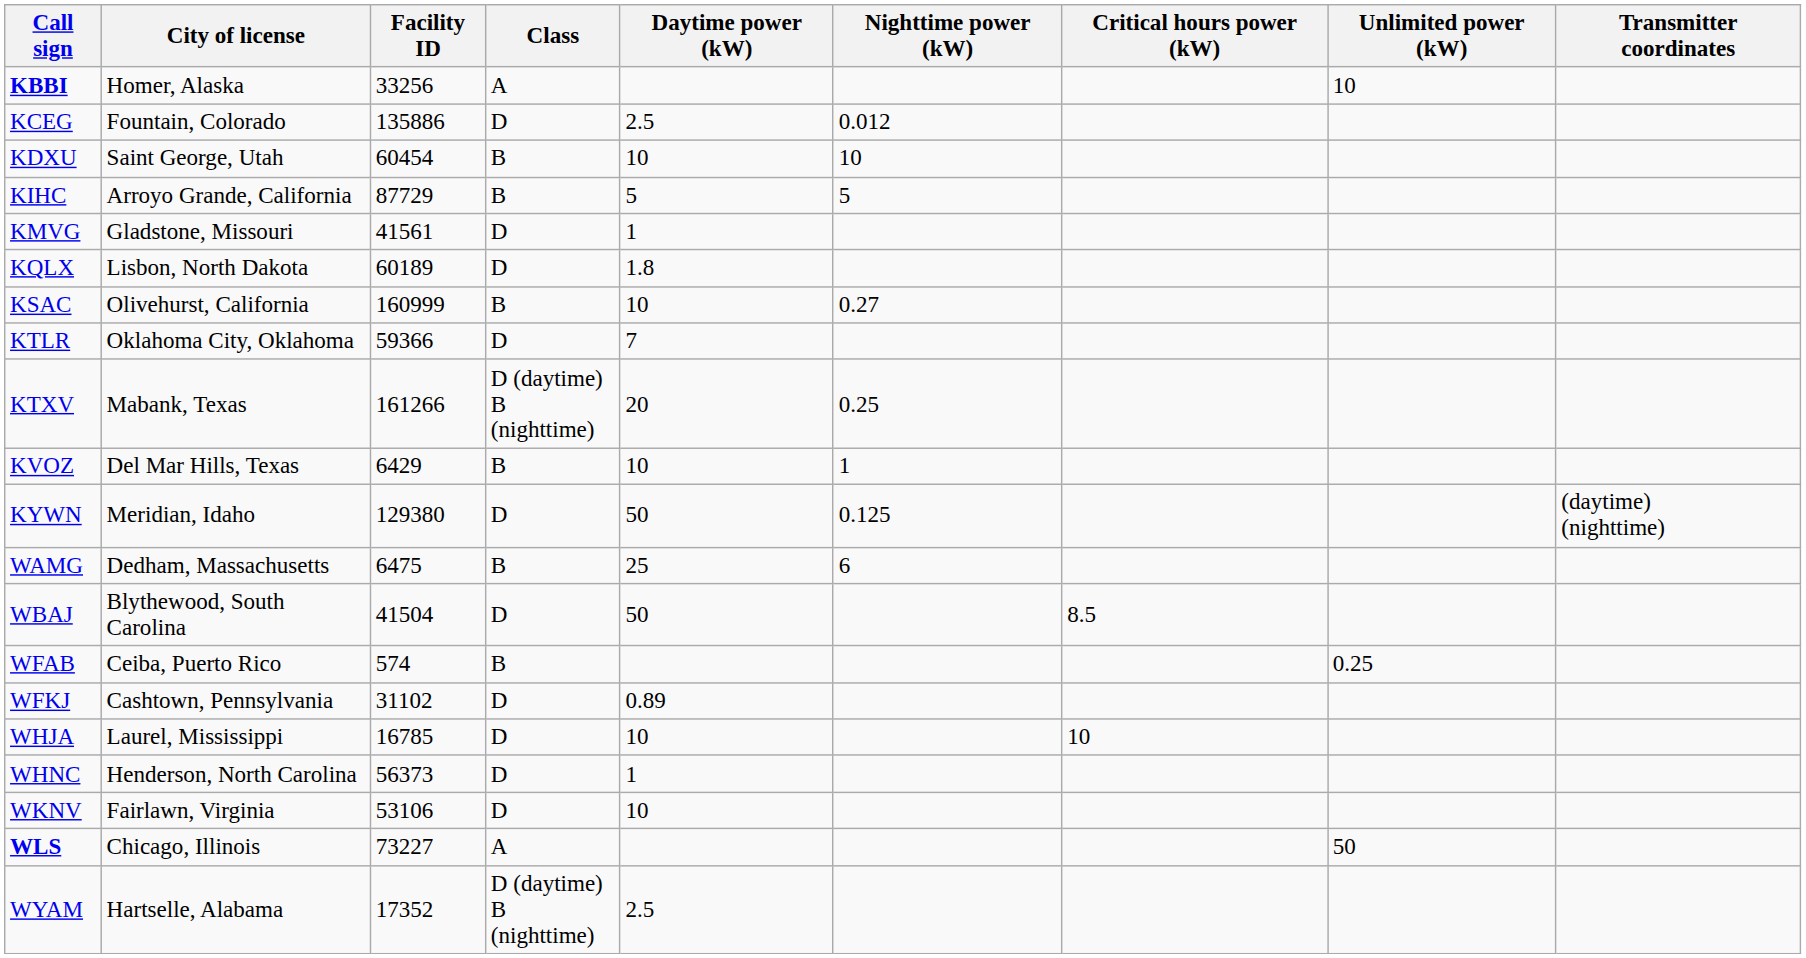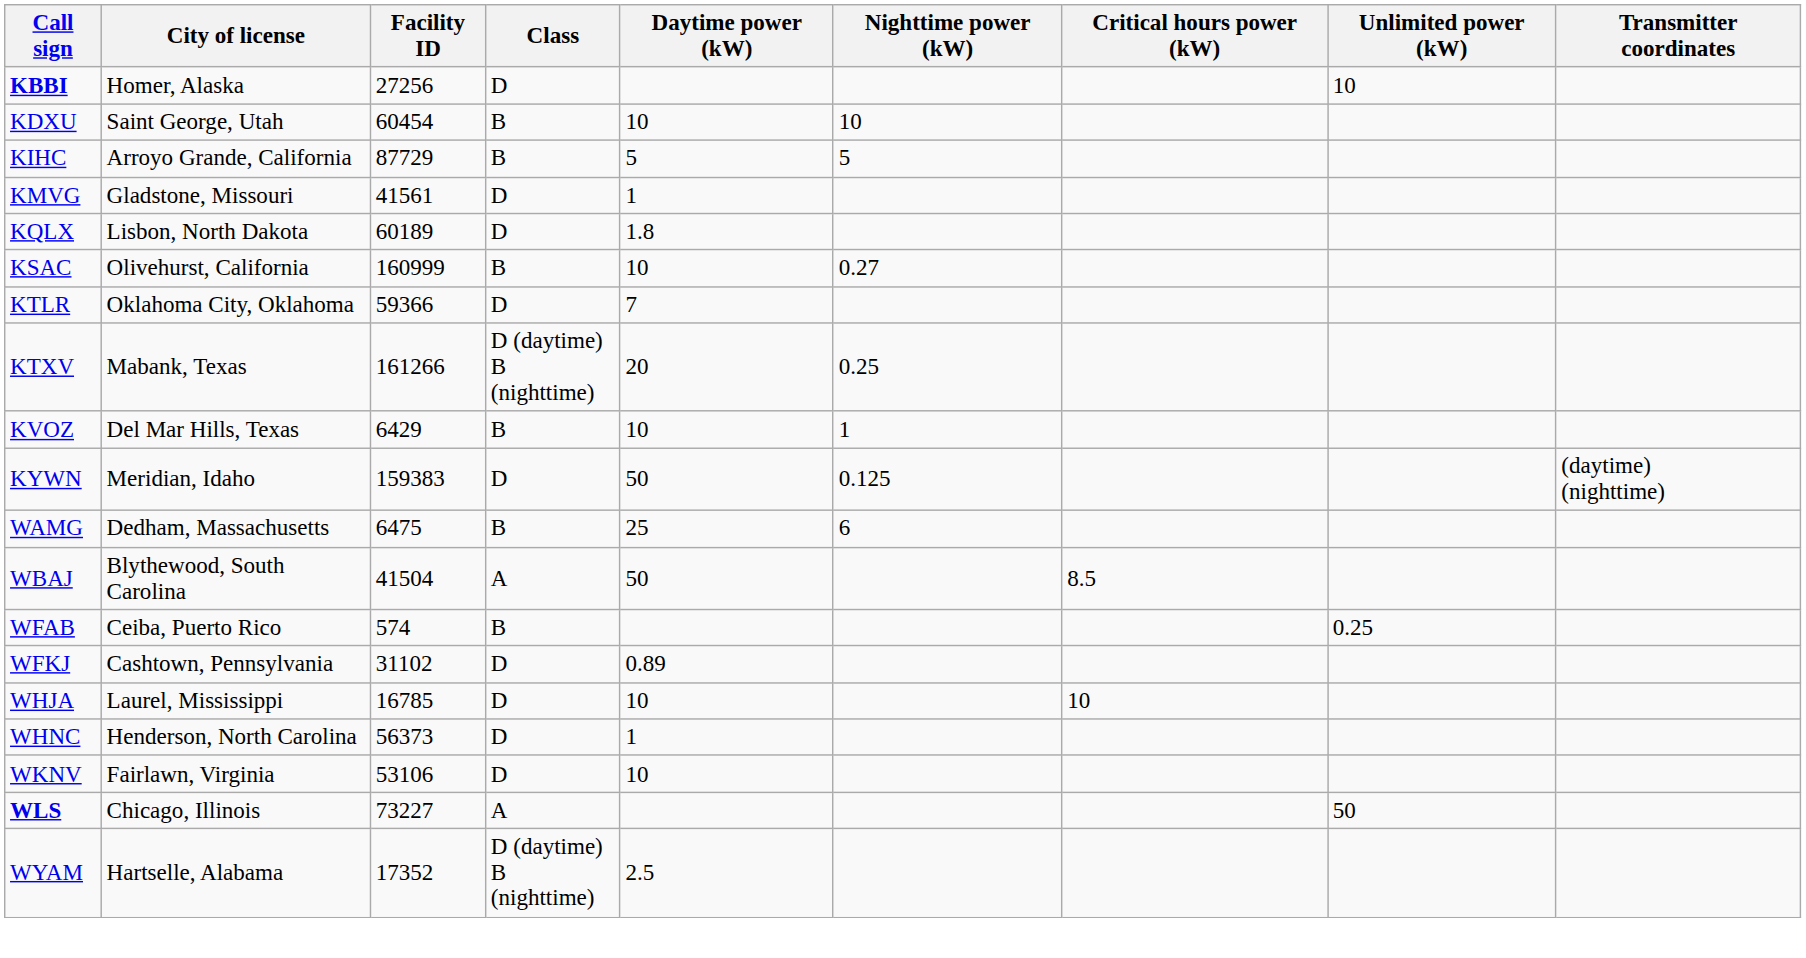(405, 85) 33256 -> (405, 85) 27256
(499, 85) A -> (499, 85) D
- row: (41, 121)
(410, 515) 129380 -> (410, 478) 159383
(499, 614) D -> (499, 577) A
